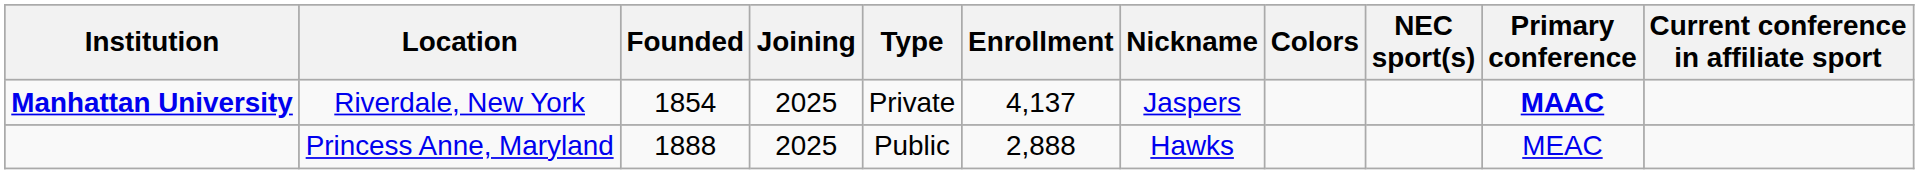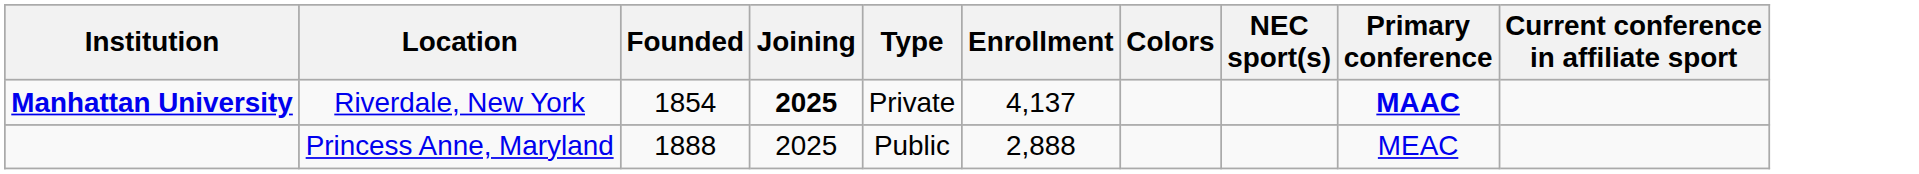- column: (1192, 42)
(806, 102) normal -> (806, 102) bold
